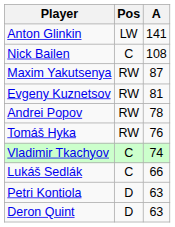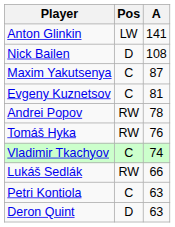(129, 53) C -> (129, 53) D
(129, 73) RW -> (129, 73) C
(129, 93) RW -> (129, 93) C
(129, 172) C -> (129, 172) RW
(129, 192) D -> (129, 192) C
